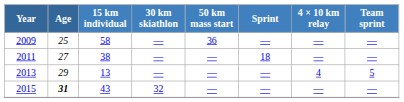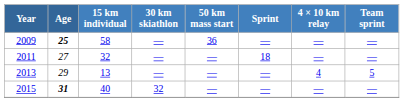(63, 40) normal -> (63, 40) bold
(105, 57) 38 -> (105, 57) 32
(105, 89) 43 -> (105, 89) 40
